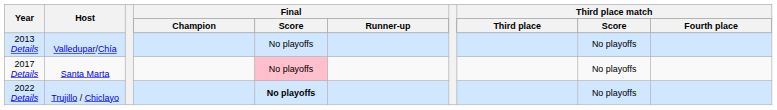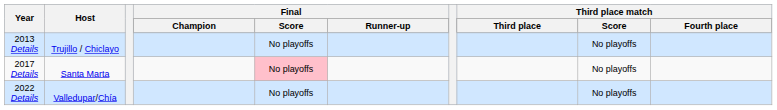(85, 50) Valledupar/Chía -> (85, 50) Trujillo / Chiclayo
(85, 98) Trujillo / Chiclayo -> (85, 98) Valledupar/Chía
(291, 93) bold -> (291, 93) normal
